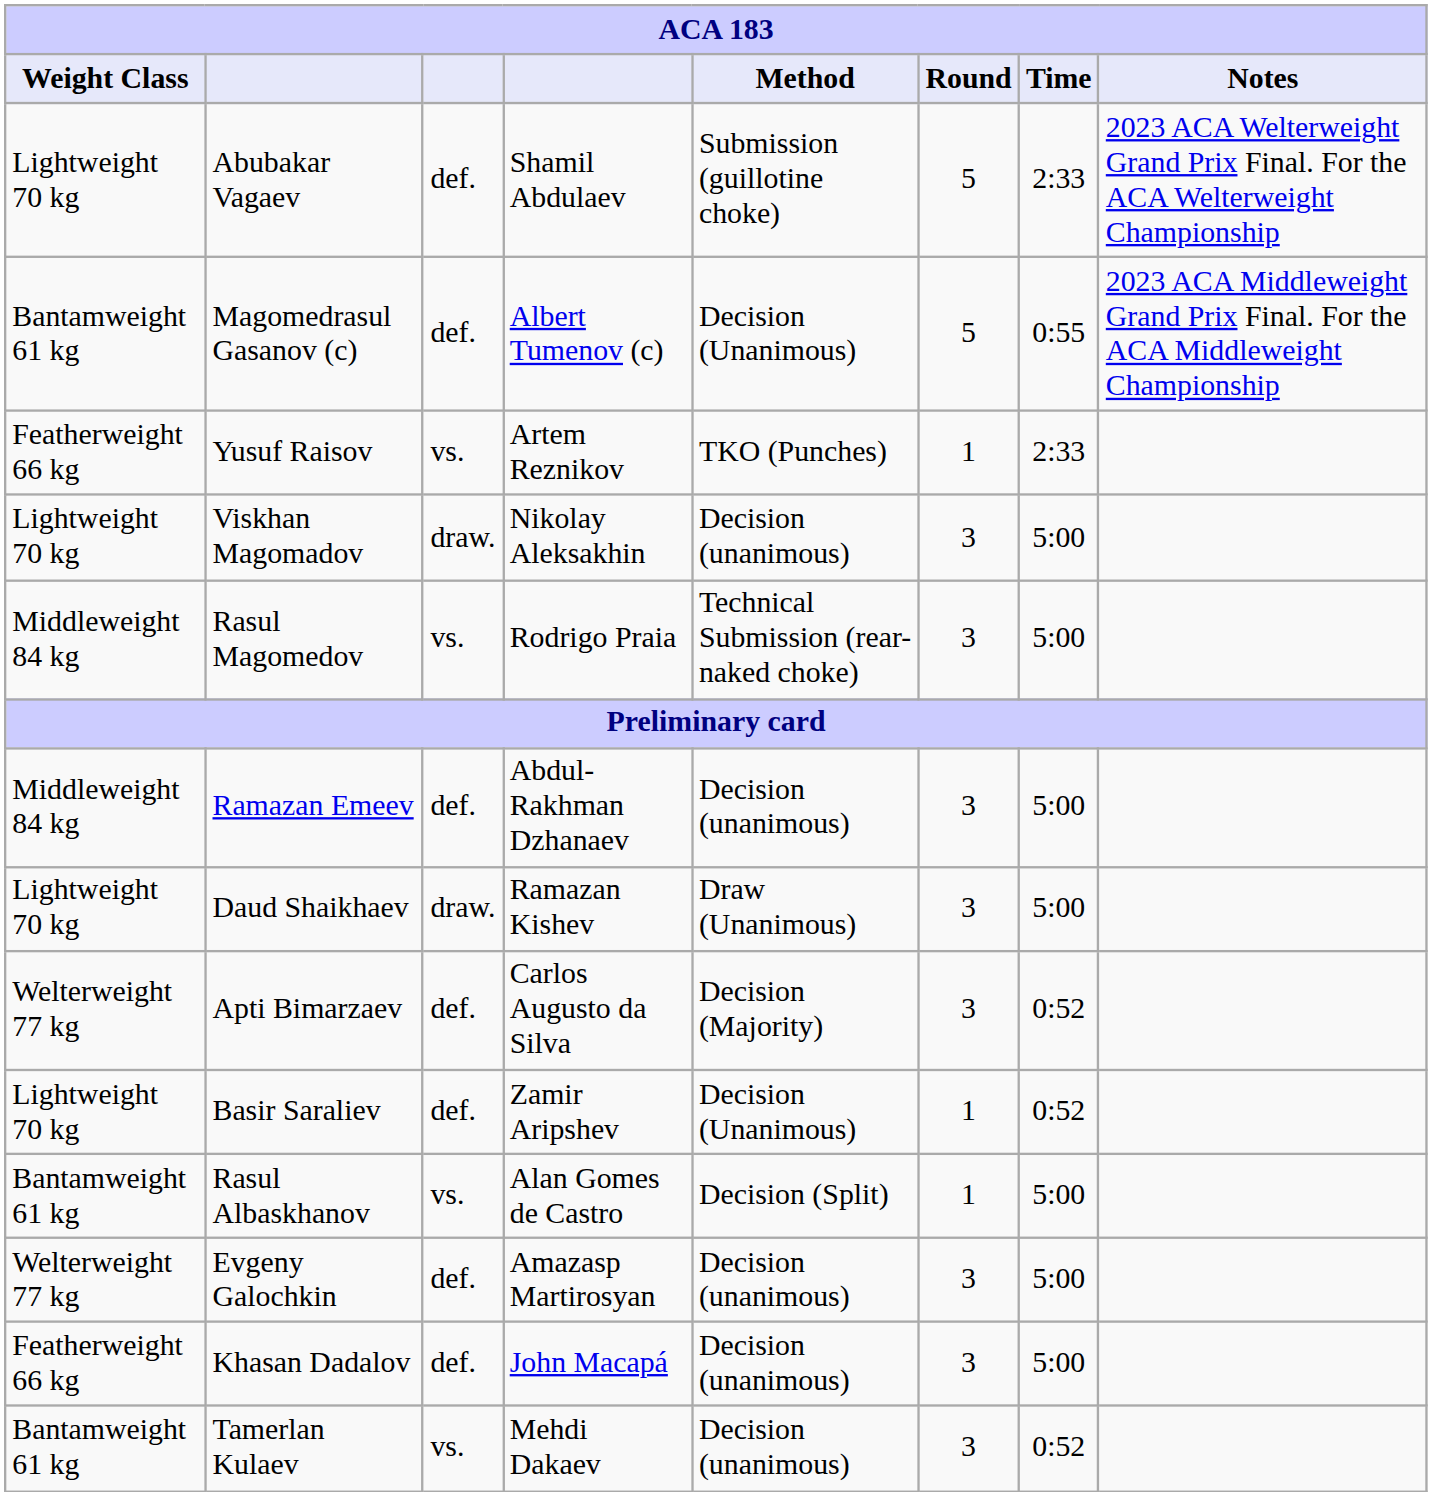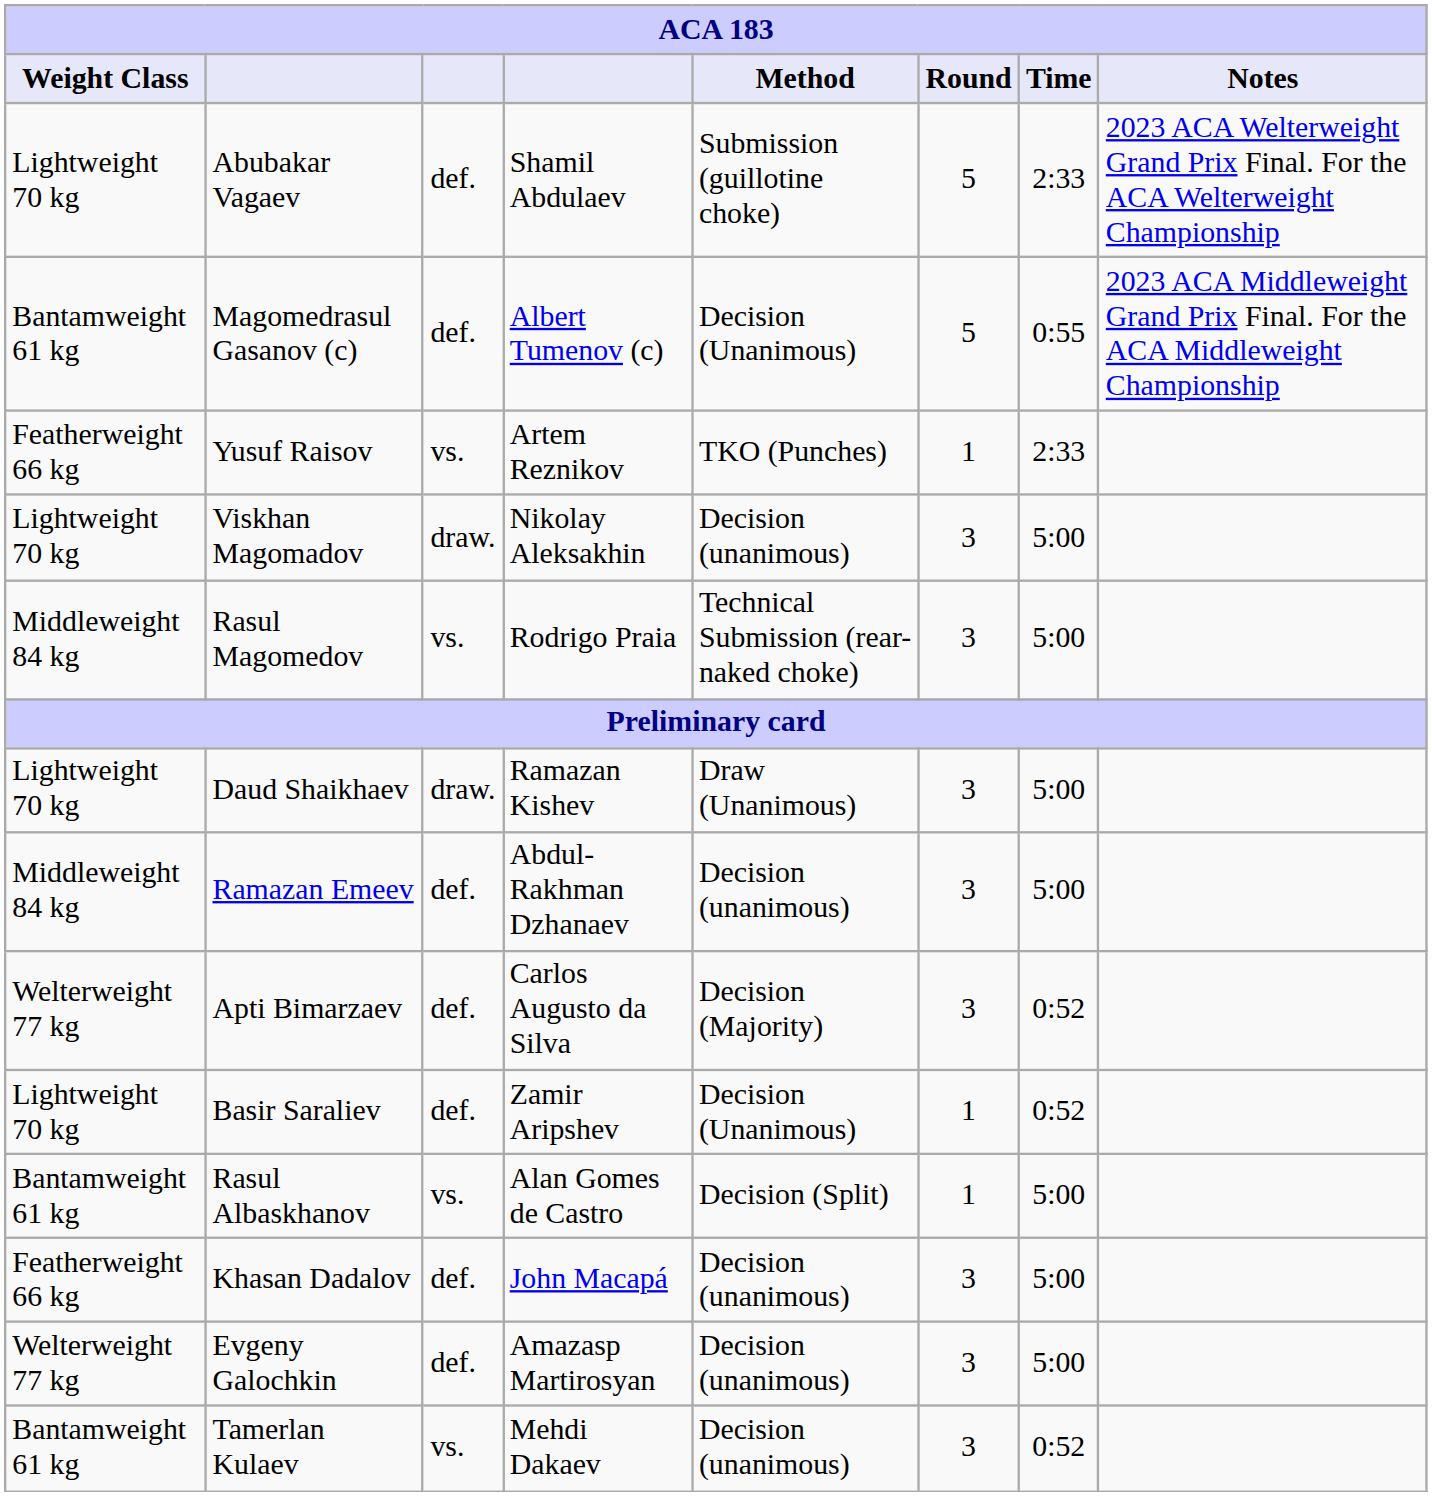rows swapped: (311, 908) <-> (313, 806)
rows swapped: (275, 1279) <-> (311, 1363)
